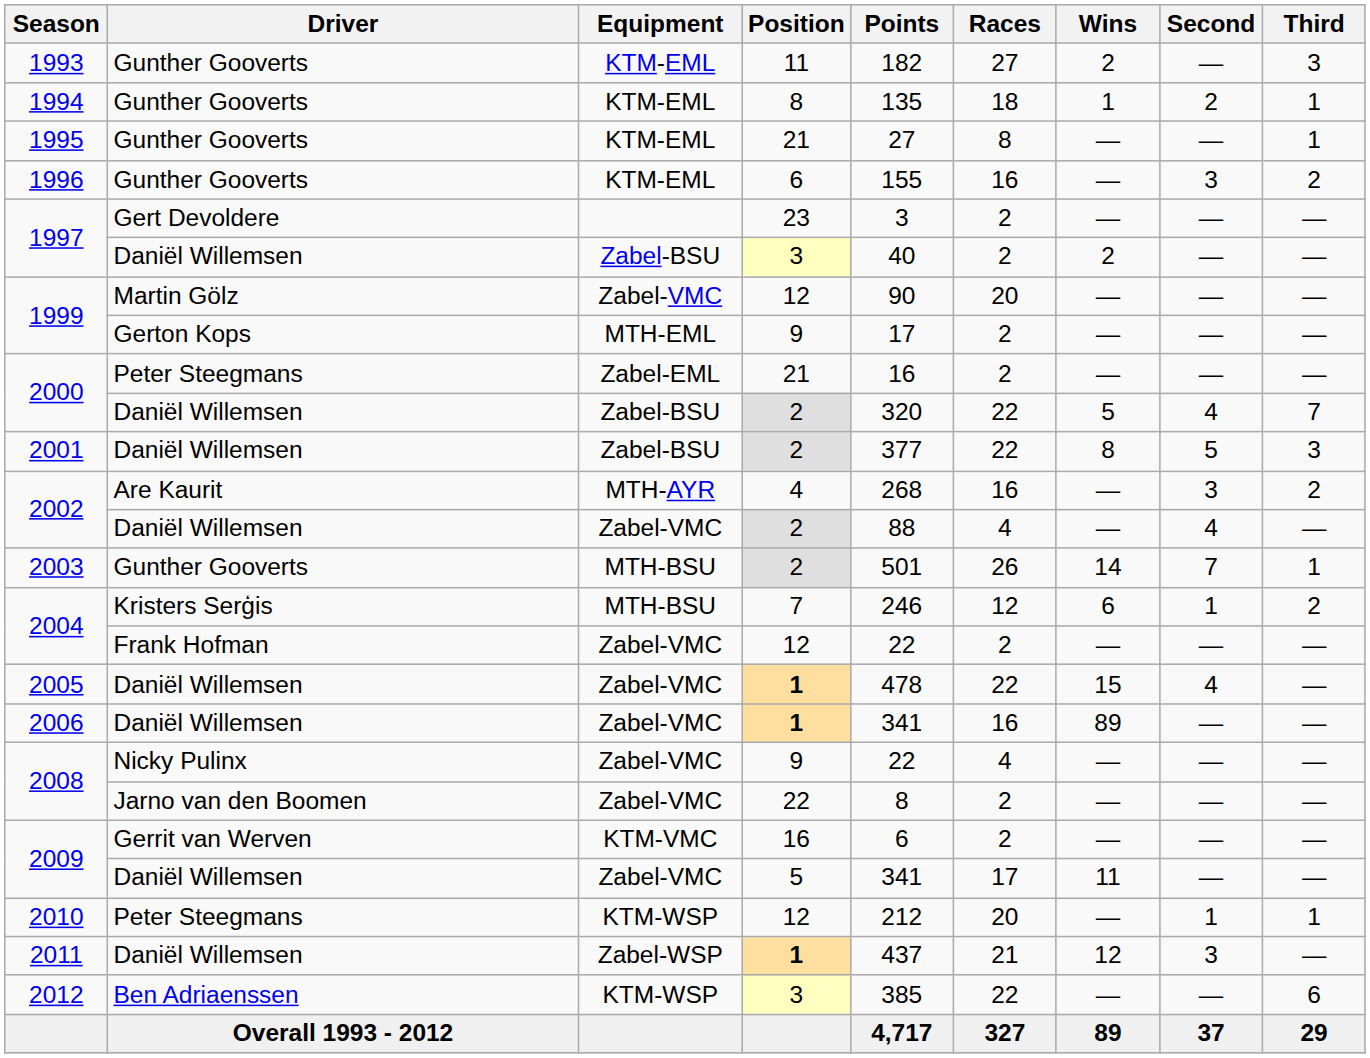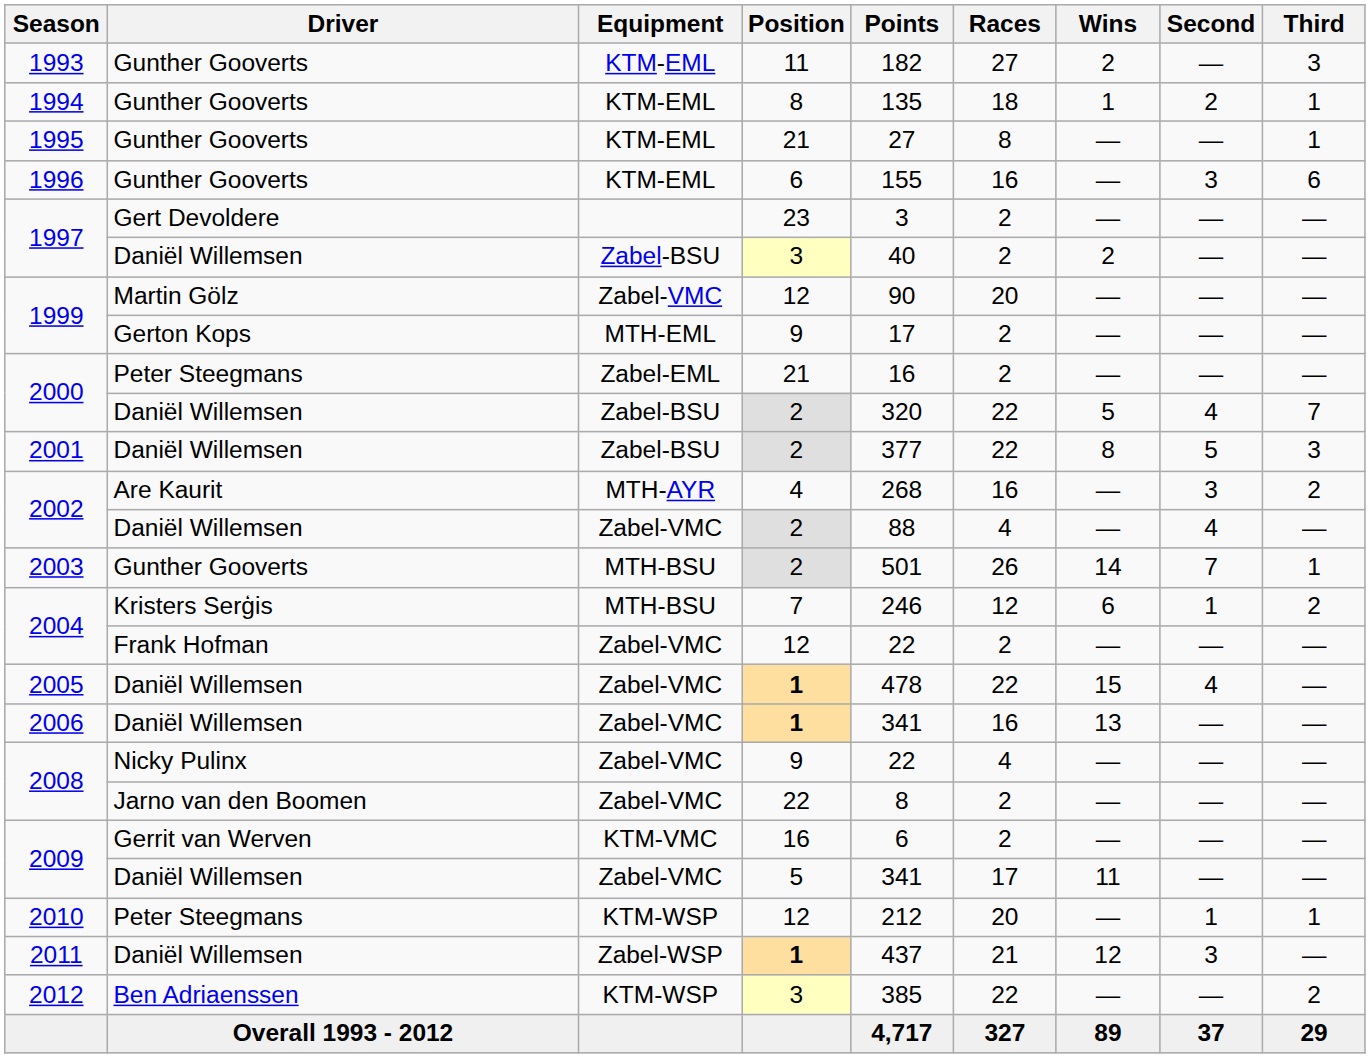(1314, 179) 2 -> (1314, 179) 6
(1108, 722) 89 -> (1108, 722) 13
(1314, 994) 6 -> (1314, 994) 2
